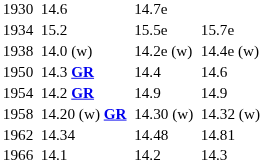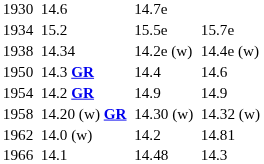(67, 51) 14.0 (w) -> (58, 51) 14.34
(58, 134) 14.34 -> (67, 134) 14.0 (w)
(151, 134) 14.48 -> (147, 134) 14.2
(147, 155) 14.2 -> (151, 155) 14.48
